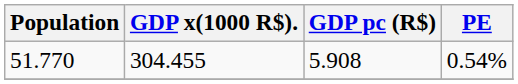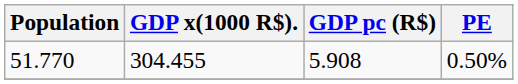(477, 60) 0.54% -> (477, 60) 0.50%
